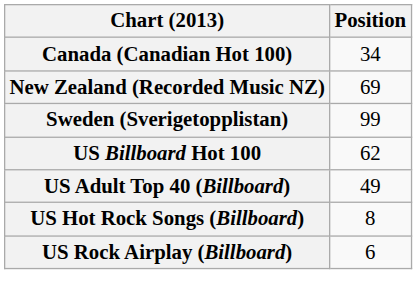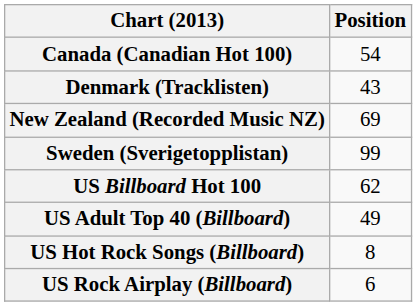(370, 53) 34 -> (370, 53) 54
+ row: (167, 86)
